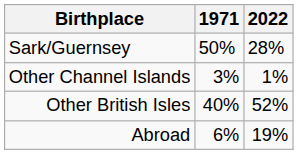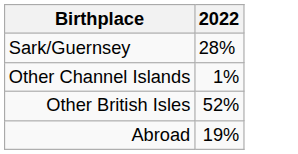- column: (219, 18)
